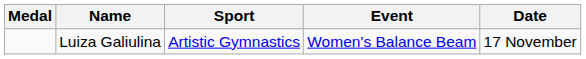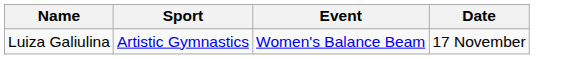- column: (30, 16)
